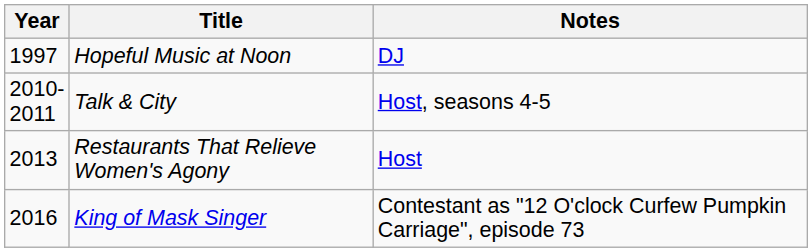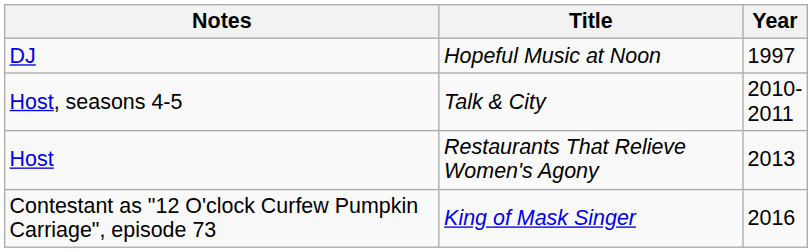columns swapped: (37, 21) <-> (590, 21)
